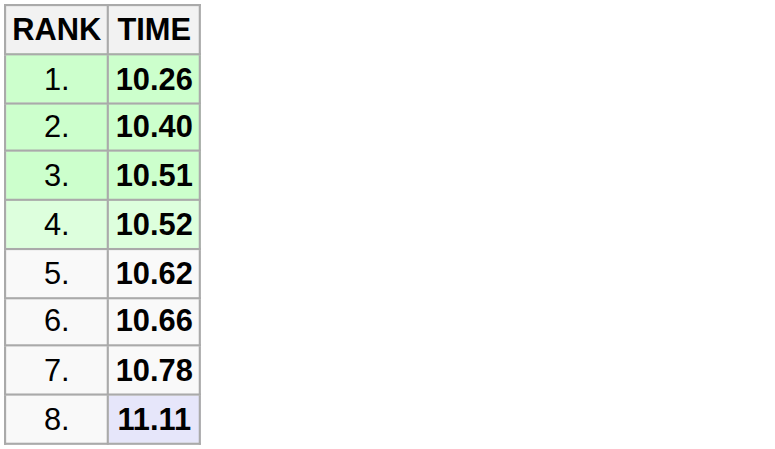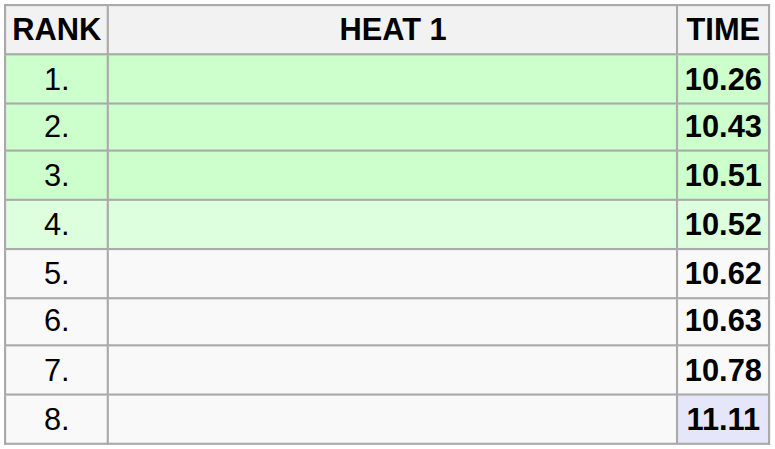+ column: (393, 30)
(154, 127) 10.40 -> (723, 127) 10.43
(154, 322) 10.66 -> (723, 322) 10.63
